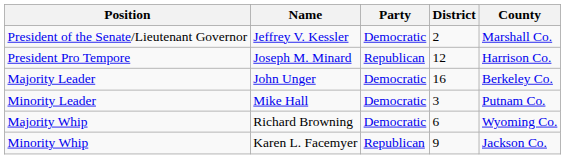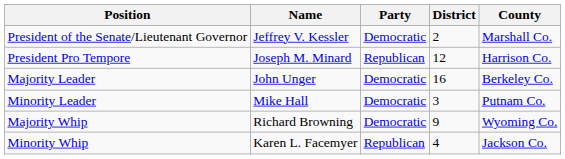(436, 121) 6 -> (436, 121) 9
(436, 143) 9 -> (436, 143) 4
